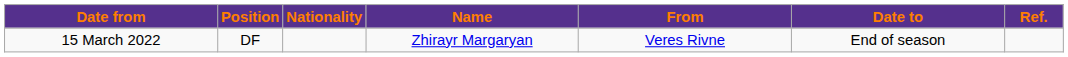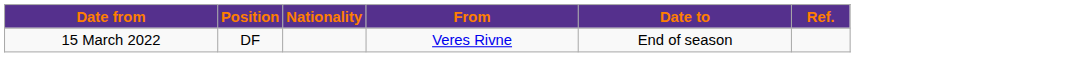- column: (472, 17)
